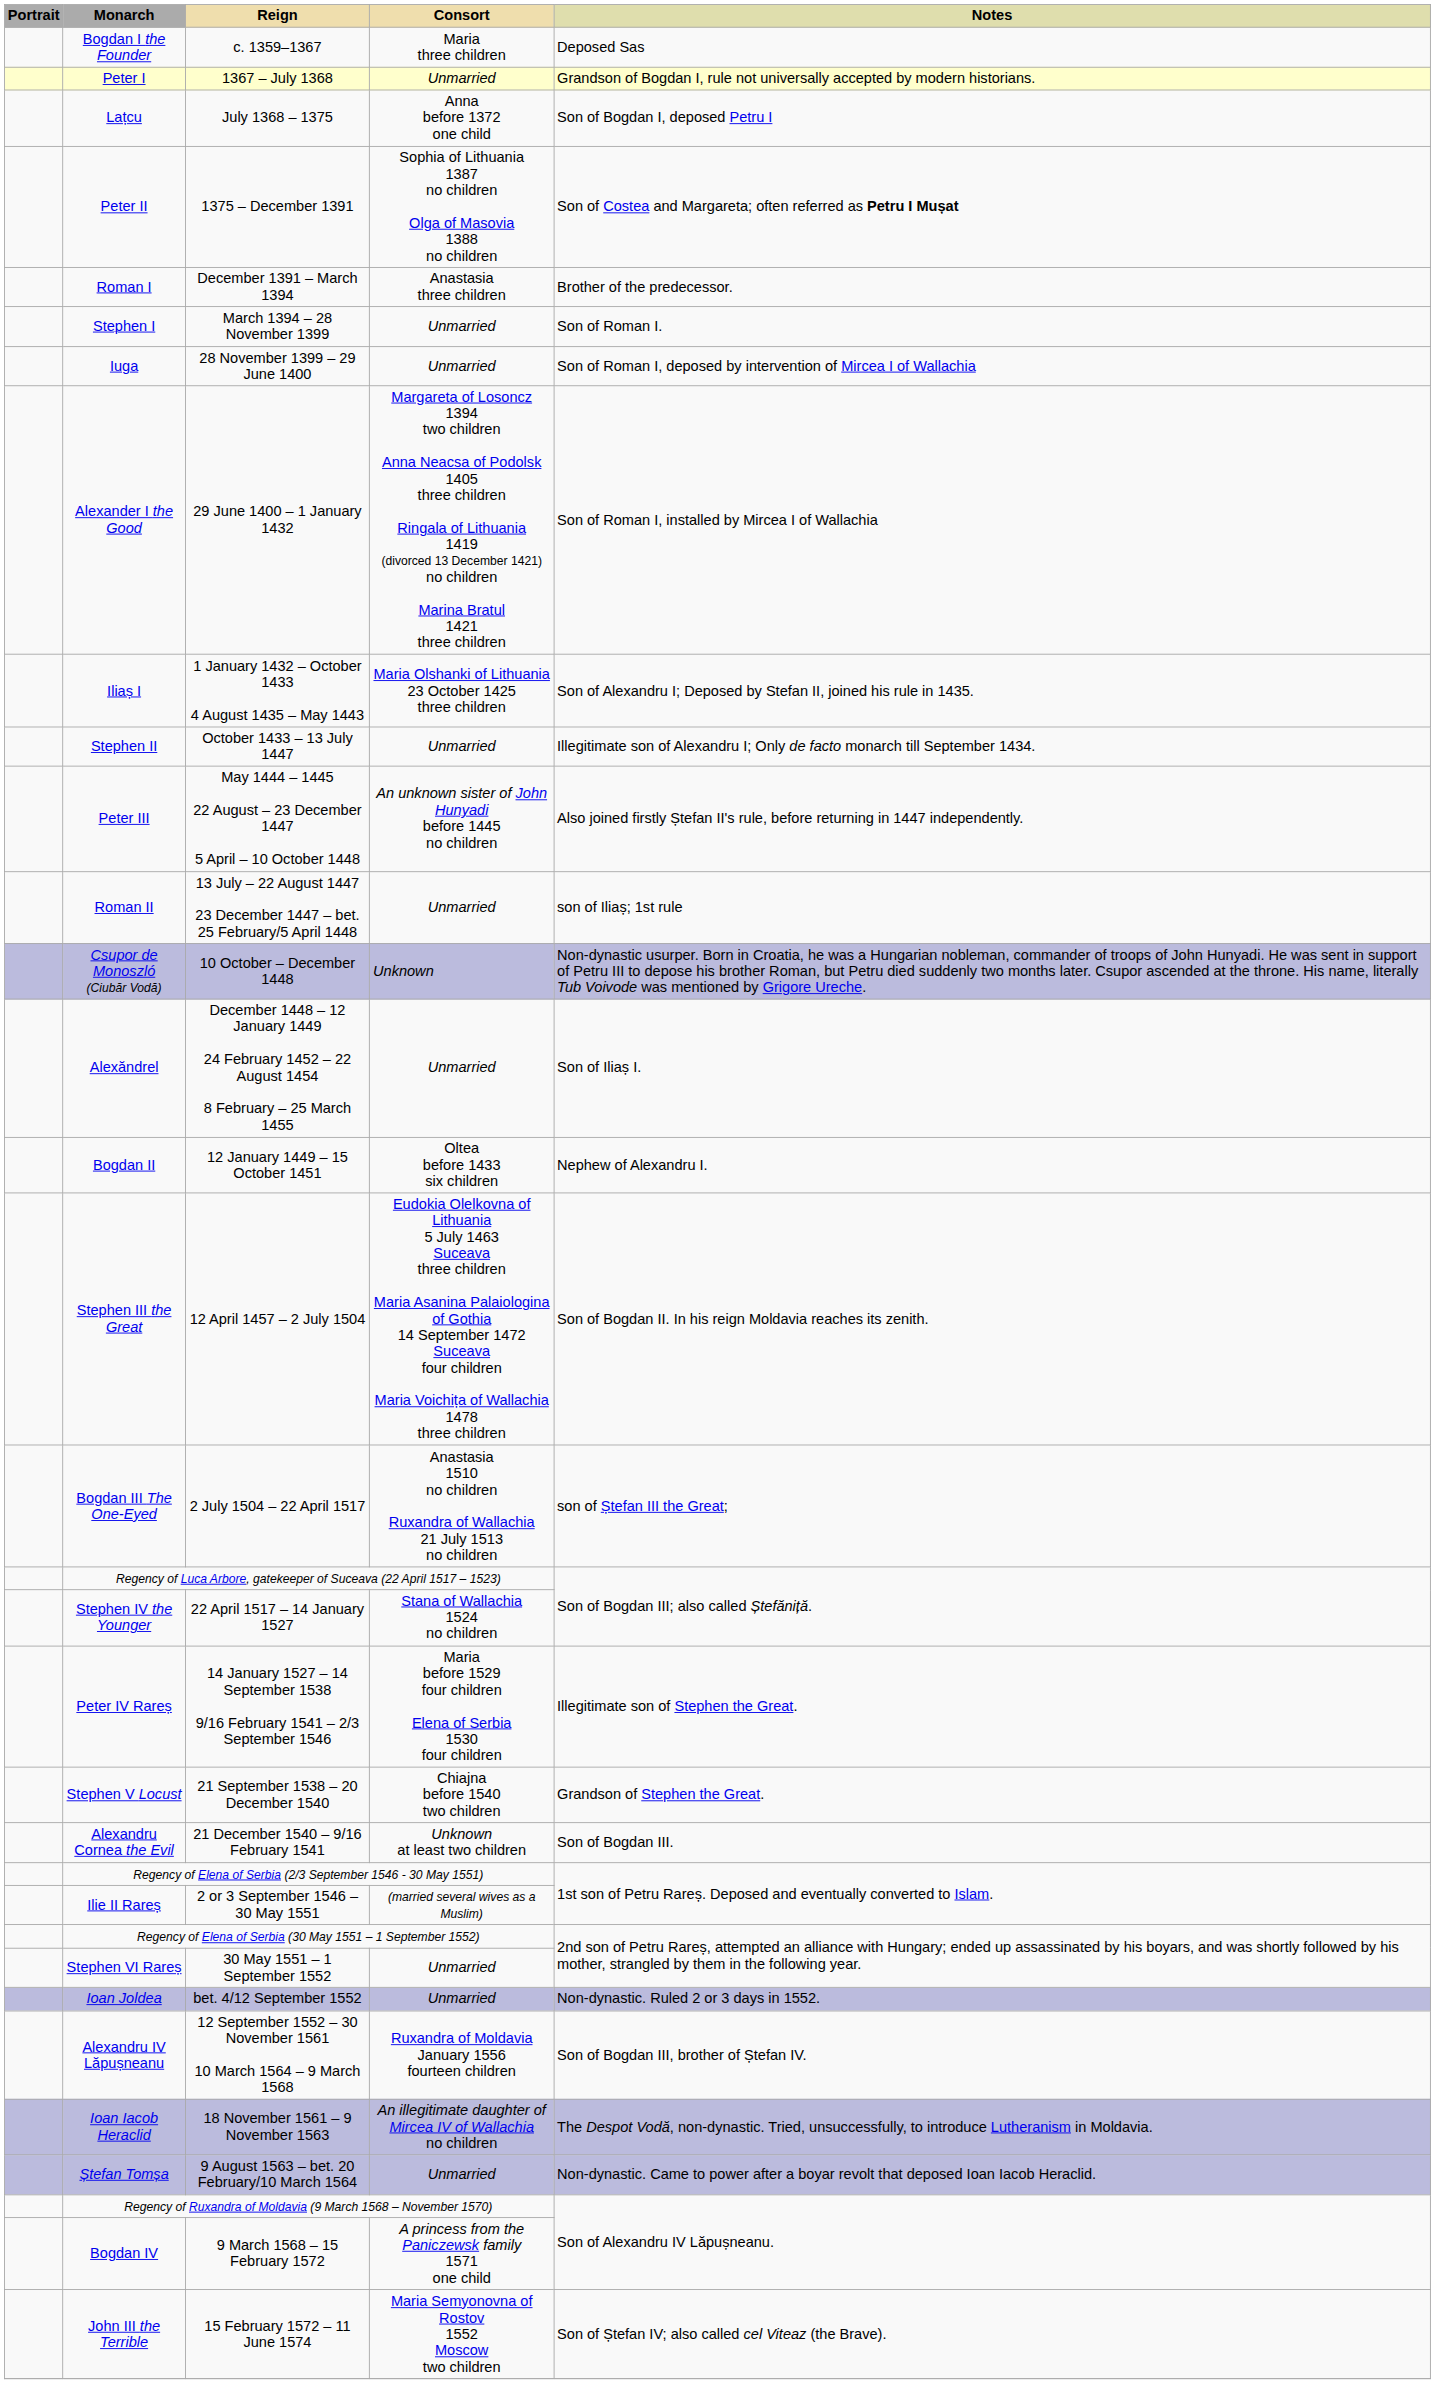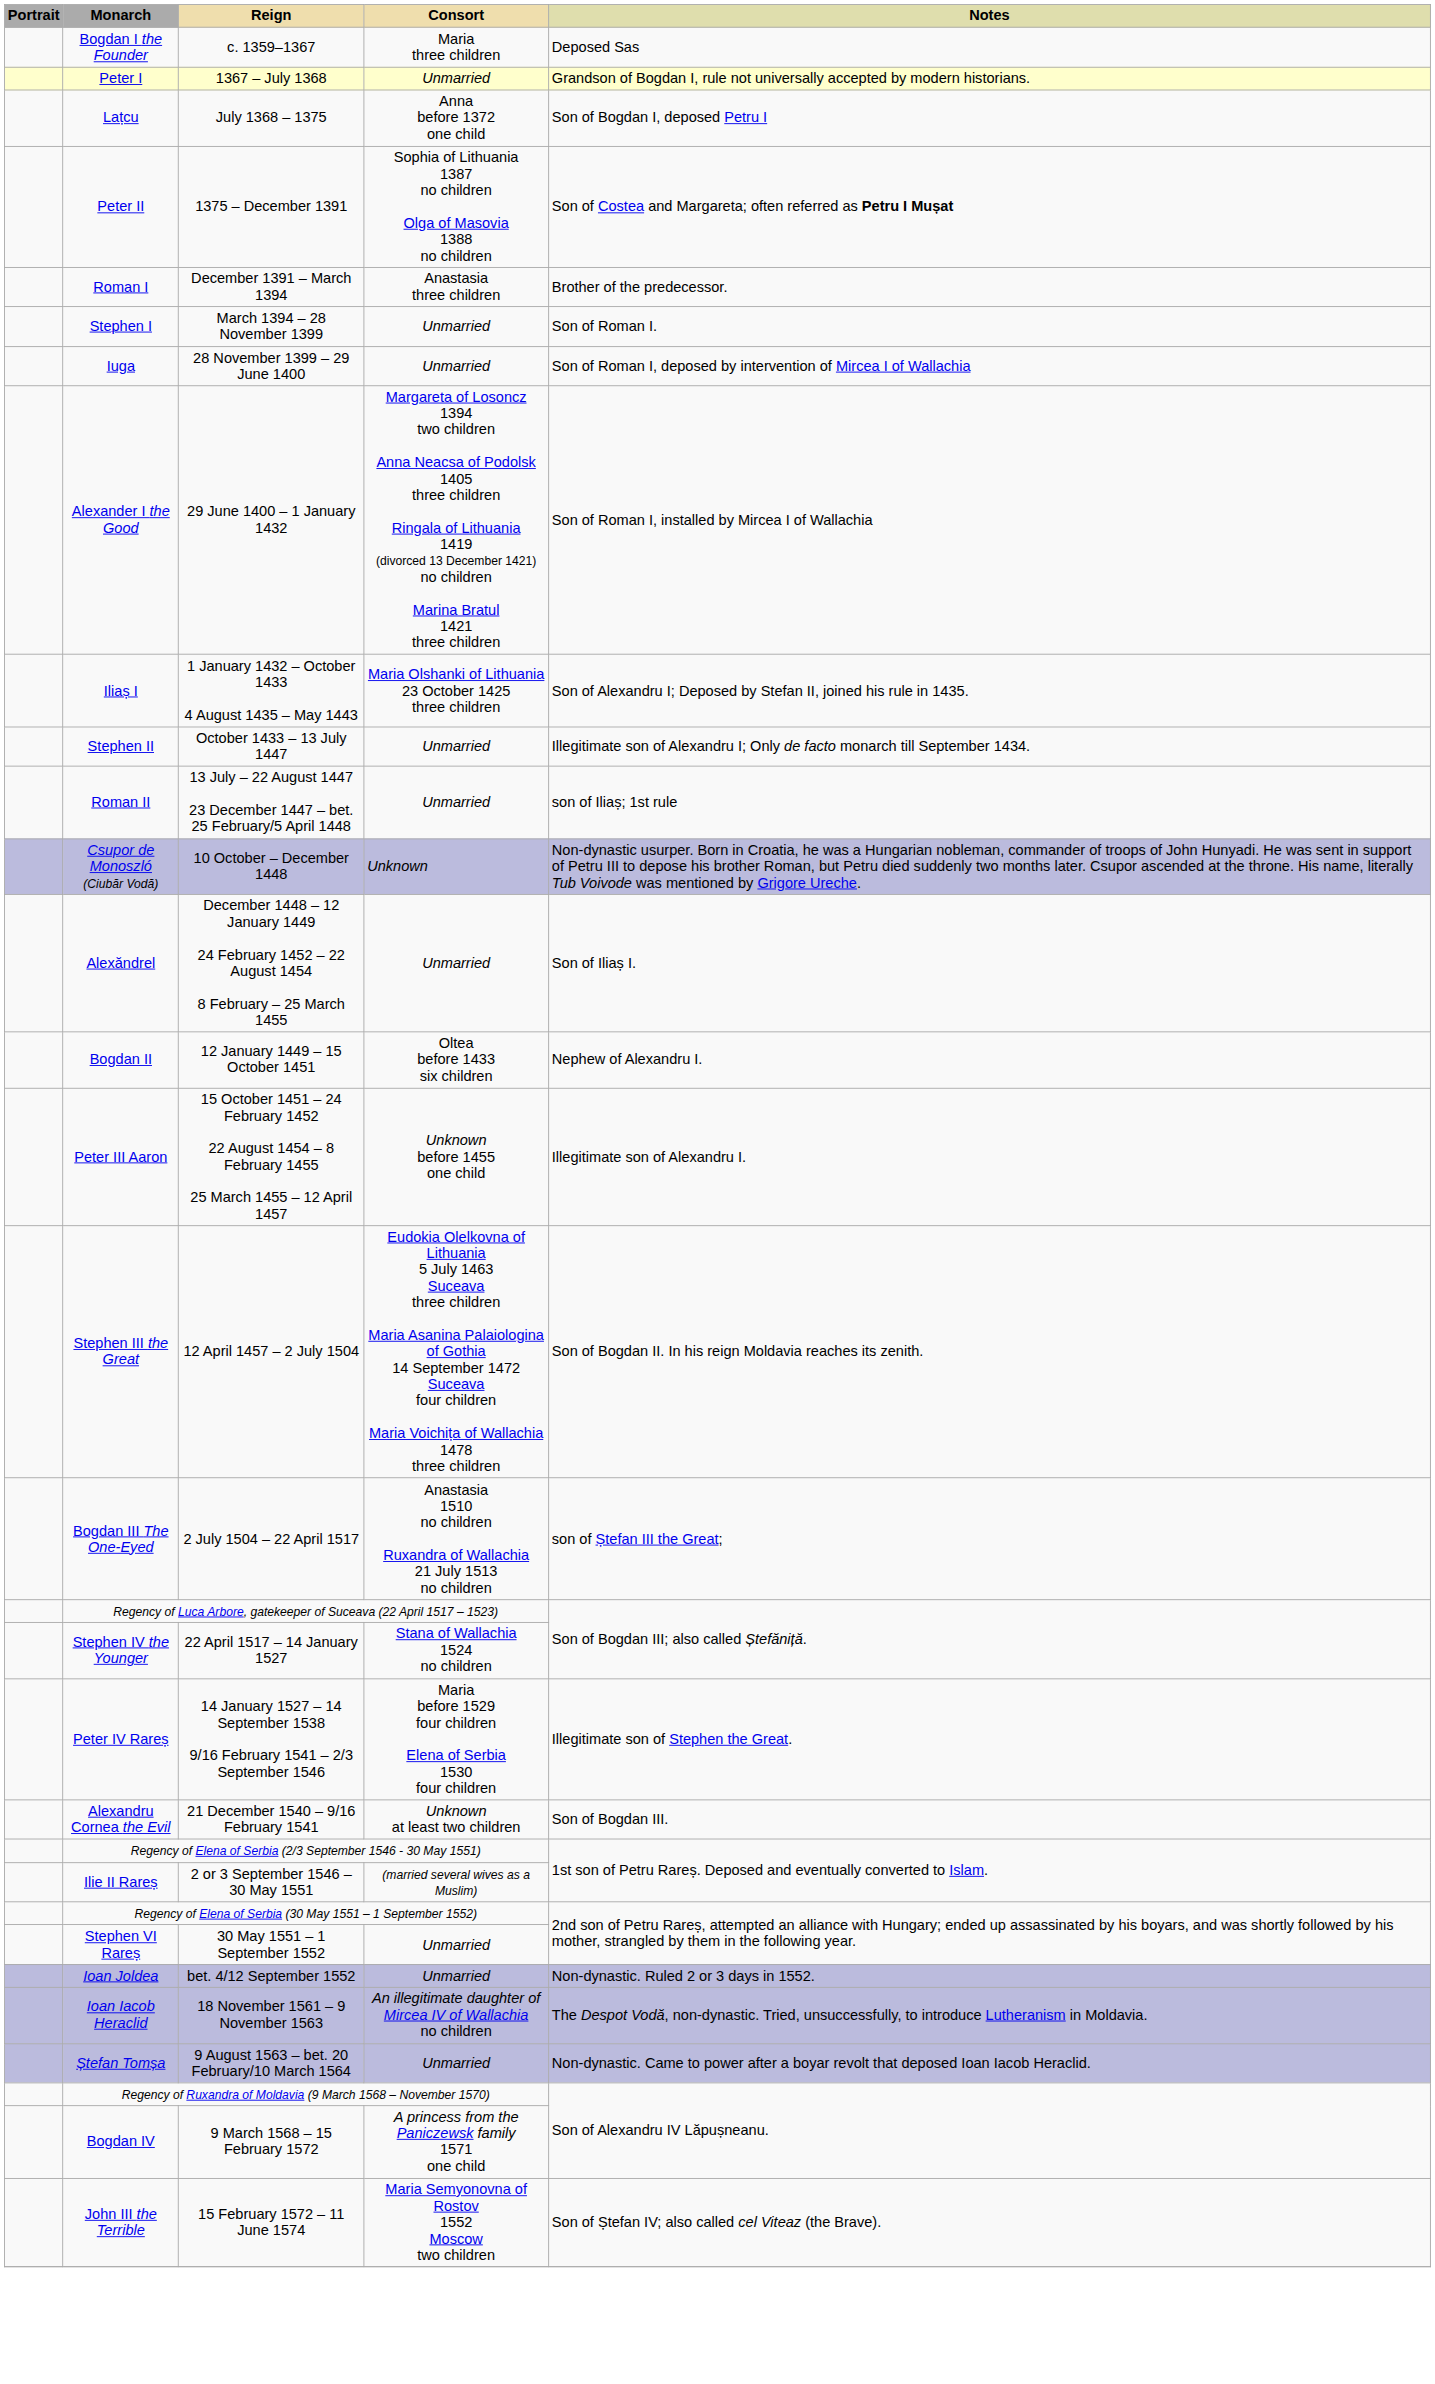- row: (124, 818)
+ row: (121, 1156)
- row: (124, 1794)
- row: (124, 2054)
